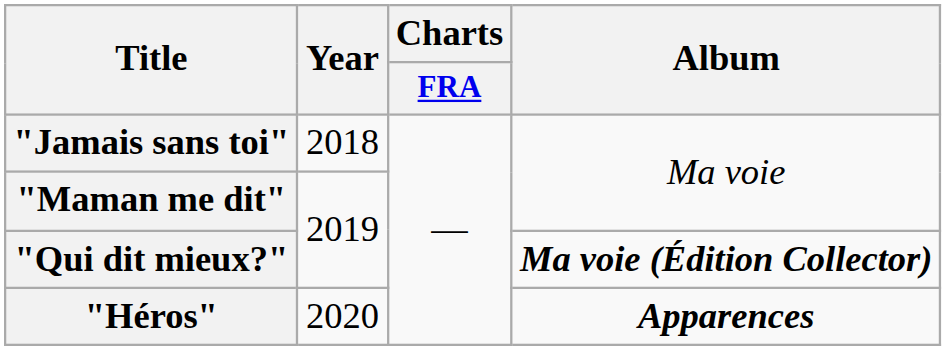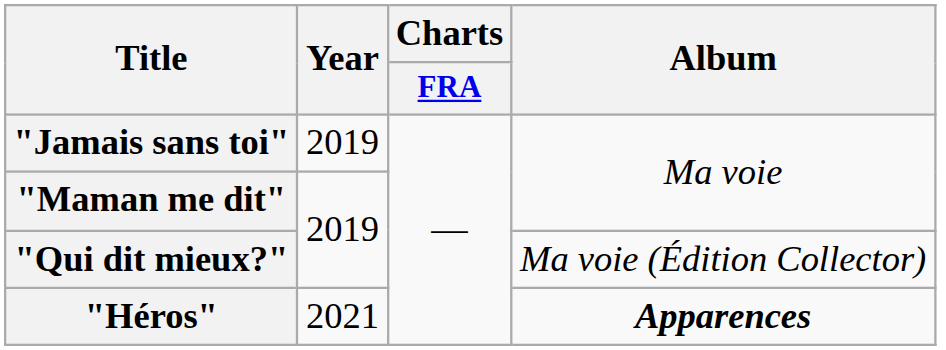(342, 142) 2018 -> (342, 142) 2019
(726, 258) bold -> (723, 258) normal
(342, 316) 2020 -> (342, 316) 2021
